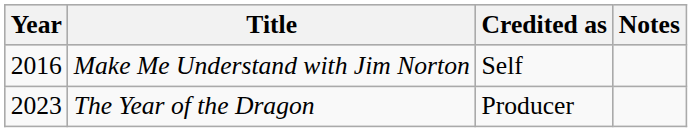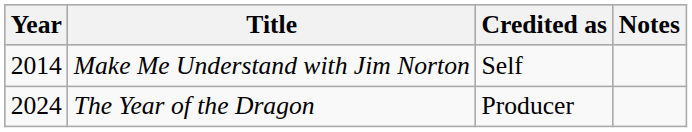(36, 65) 2016 -> (36, 65) 2014
(36, 106) 2023 -> (36, 106) 2024
